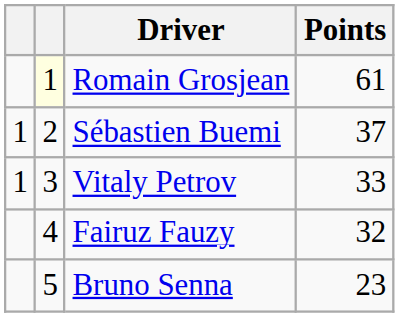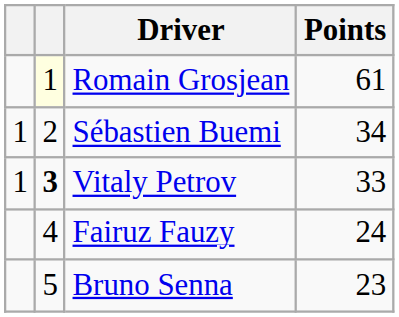(371, 131) 37 -> (371, 131) 34
(50, 182) normal -> (50, 182) bold
(371, 233) 32 -> (371, 233) 24
